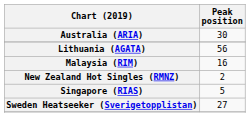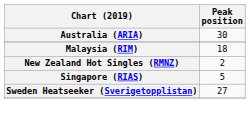- row: (102, 49)
(222, 63) 16 -> (222, 49) 18
